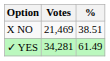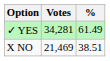rows swapped: (22, 47) <-> (20, 30)
